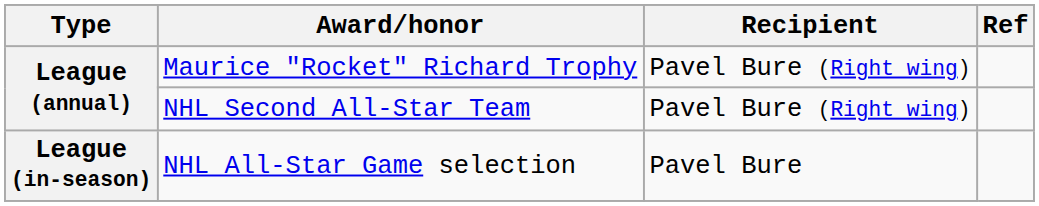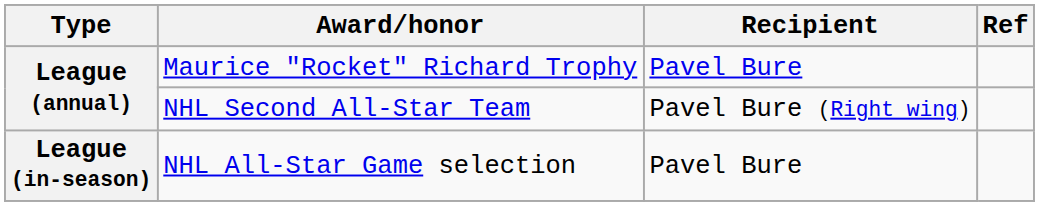(810, 67) Pavel Bure (Right wing) -> (726, 67) Pavel Bure
